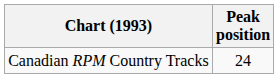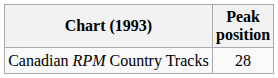(243, 60) 24 -> (243, 60) 28
